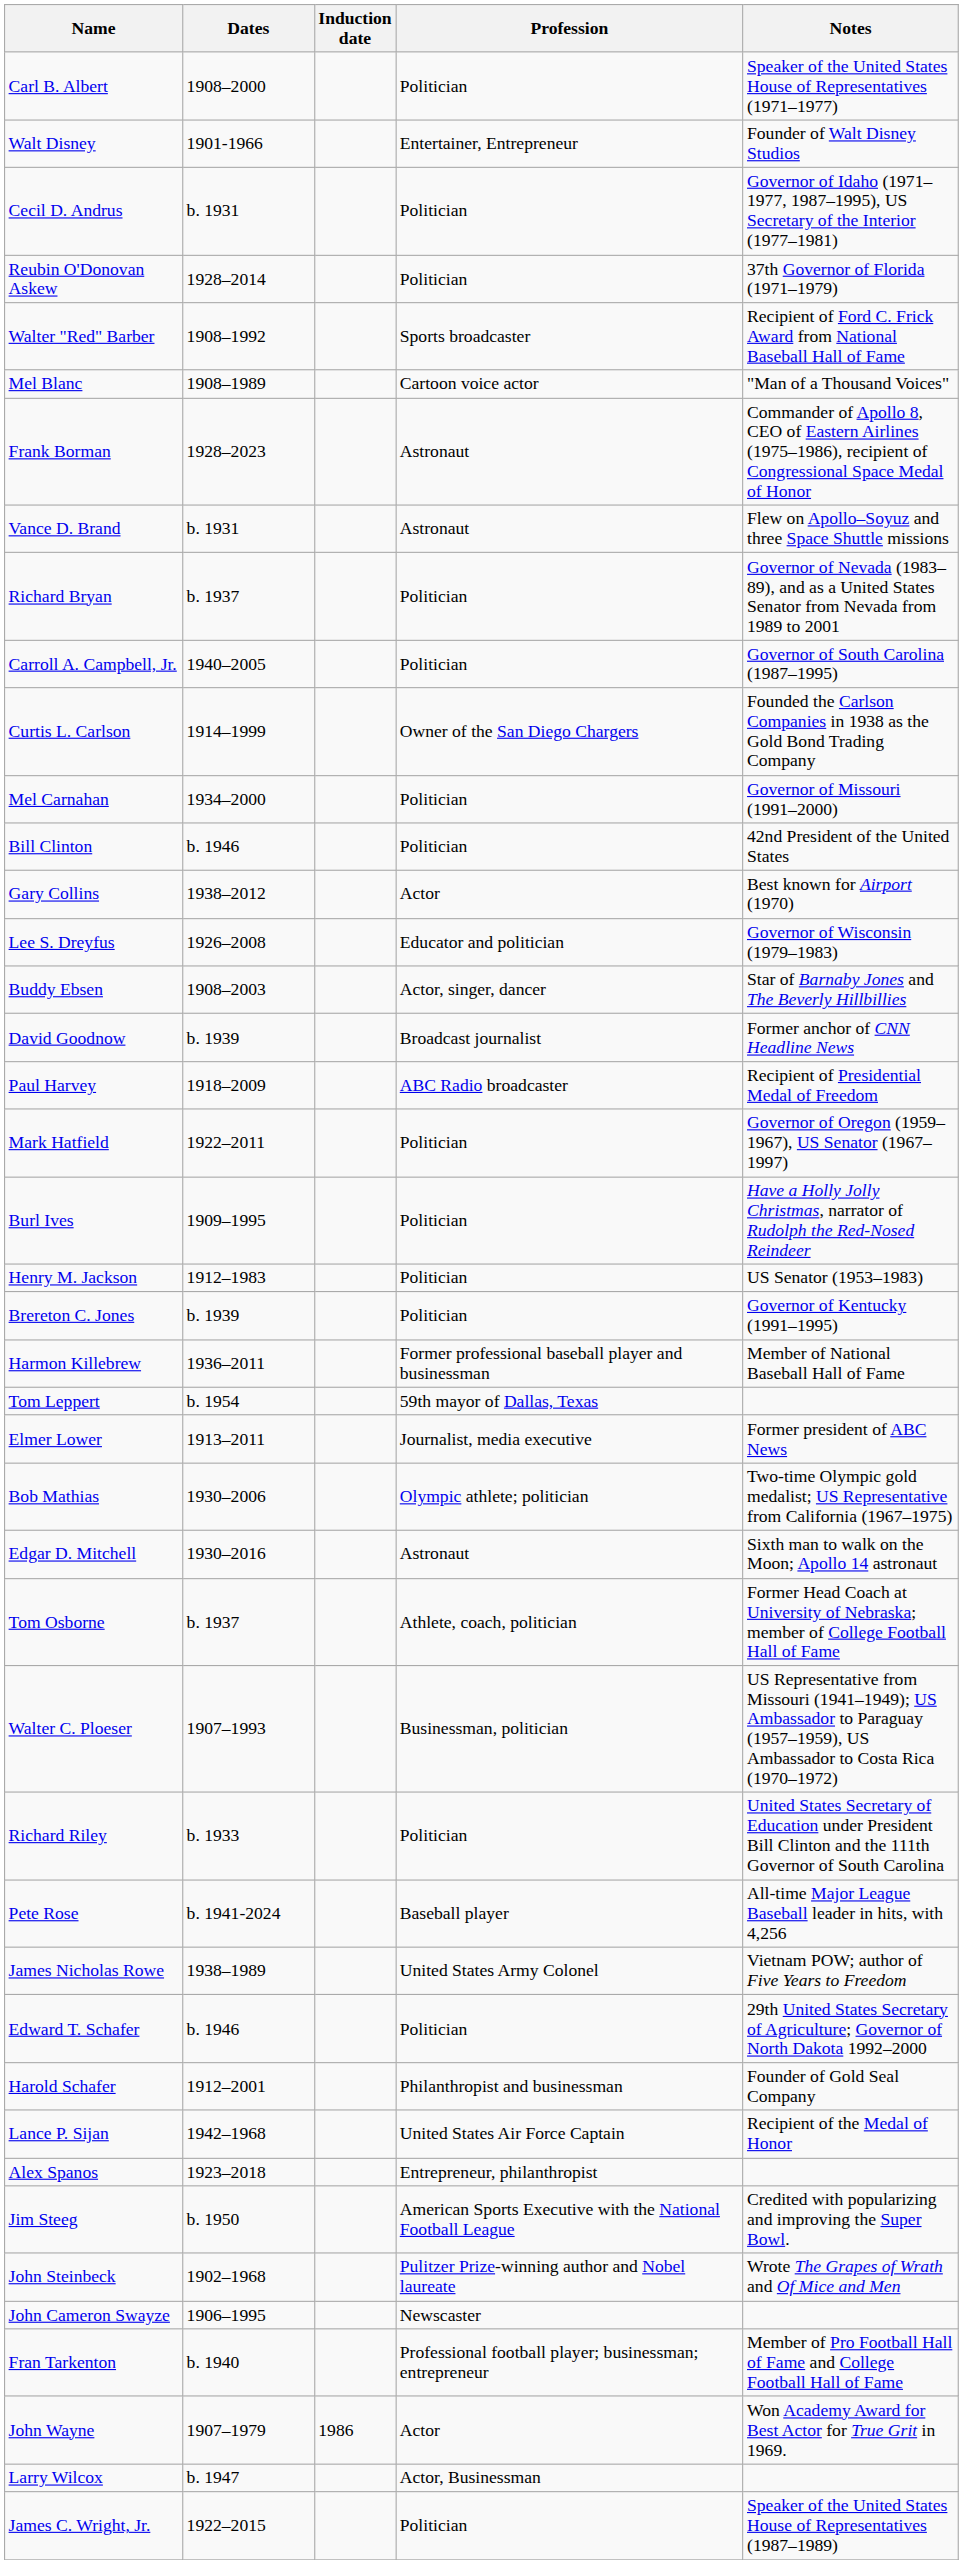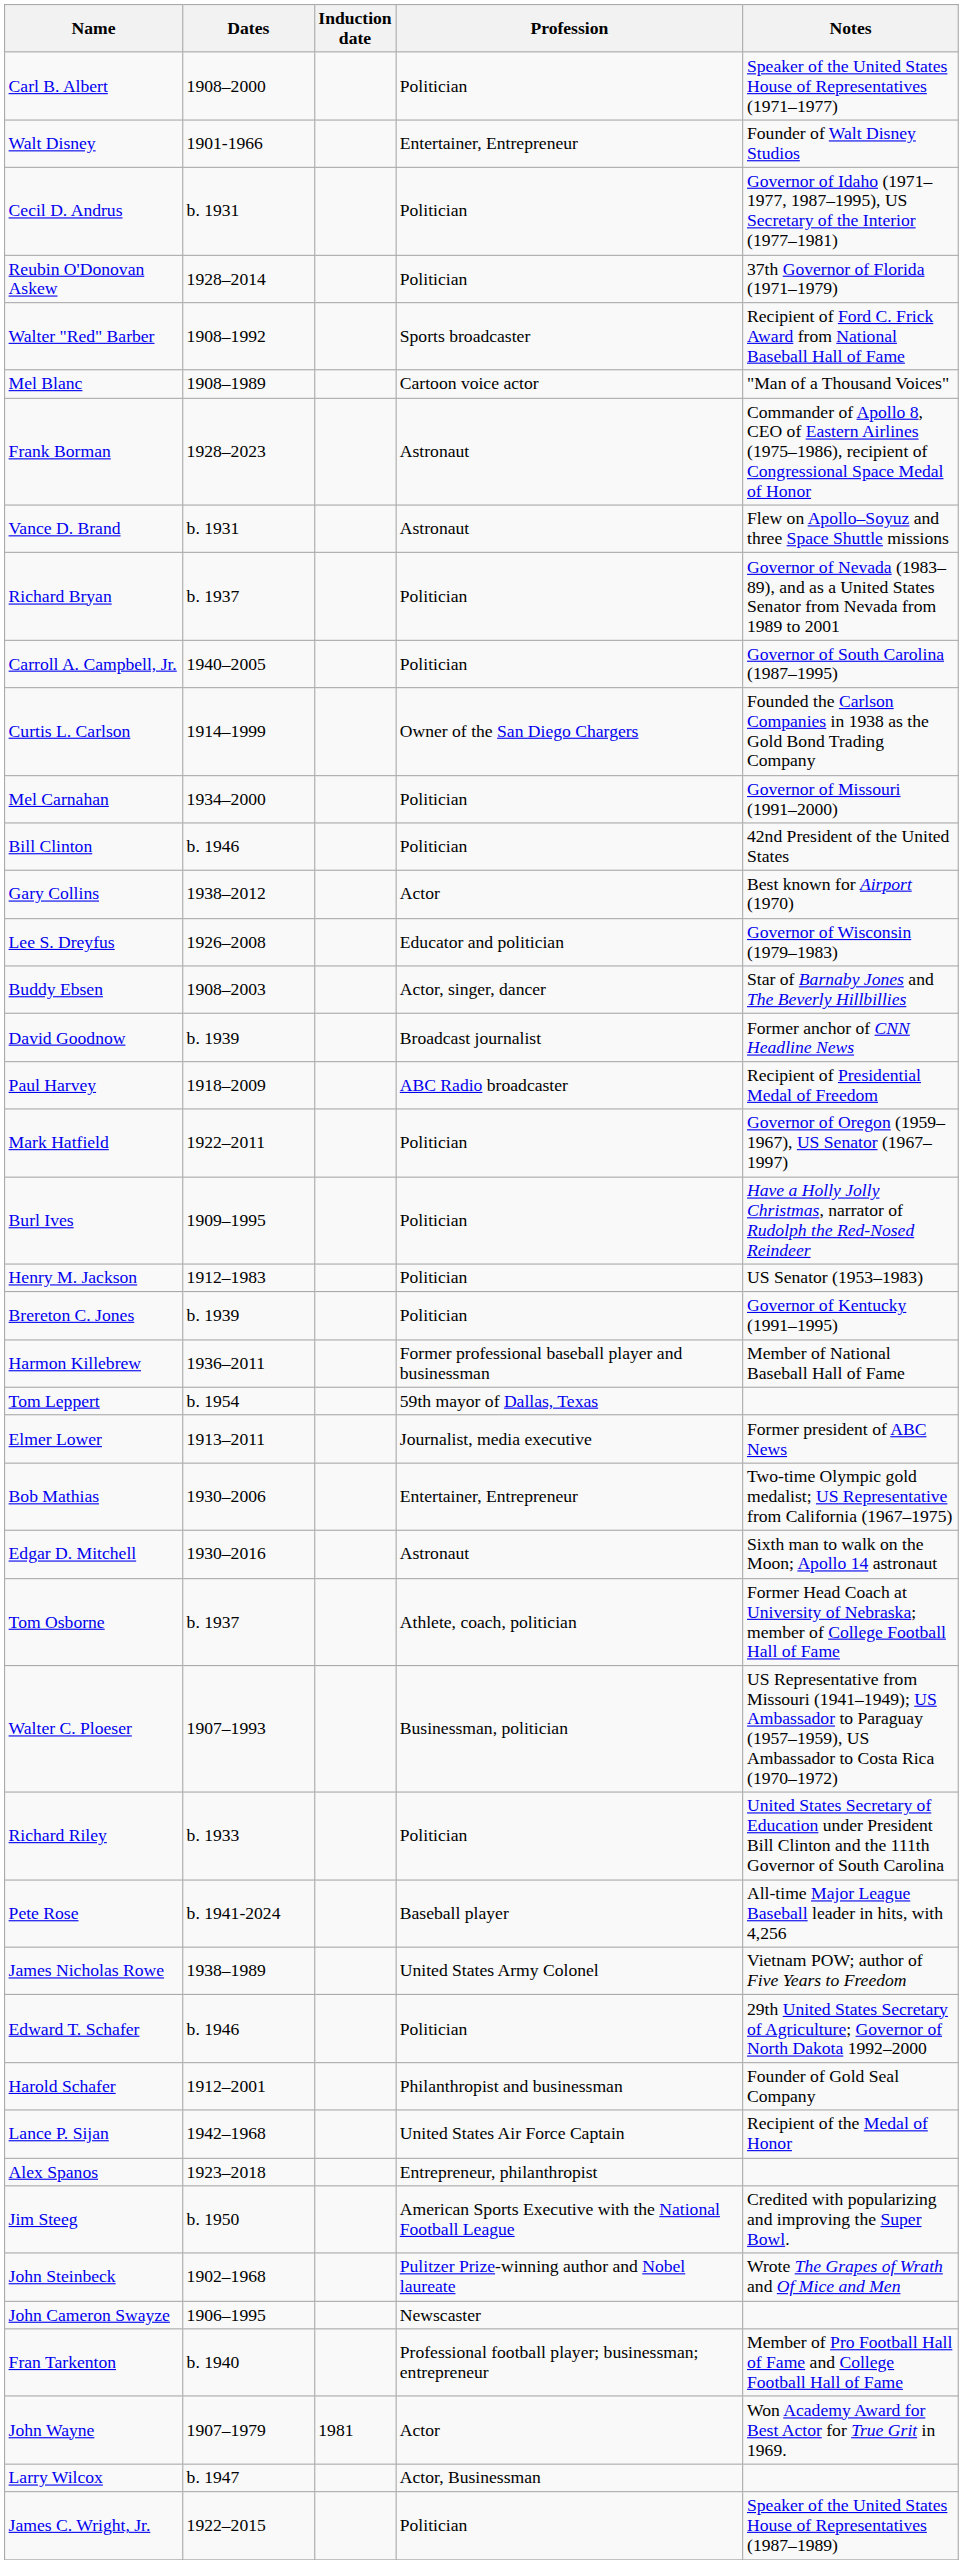(494, 1496) Olympic athlete; politician -> (489, 1496) Entertainer, Entrepreneur
(336, 2430) 1986 -> (336, 2430) 1981
